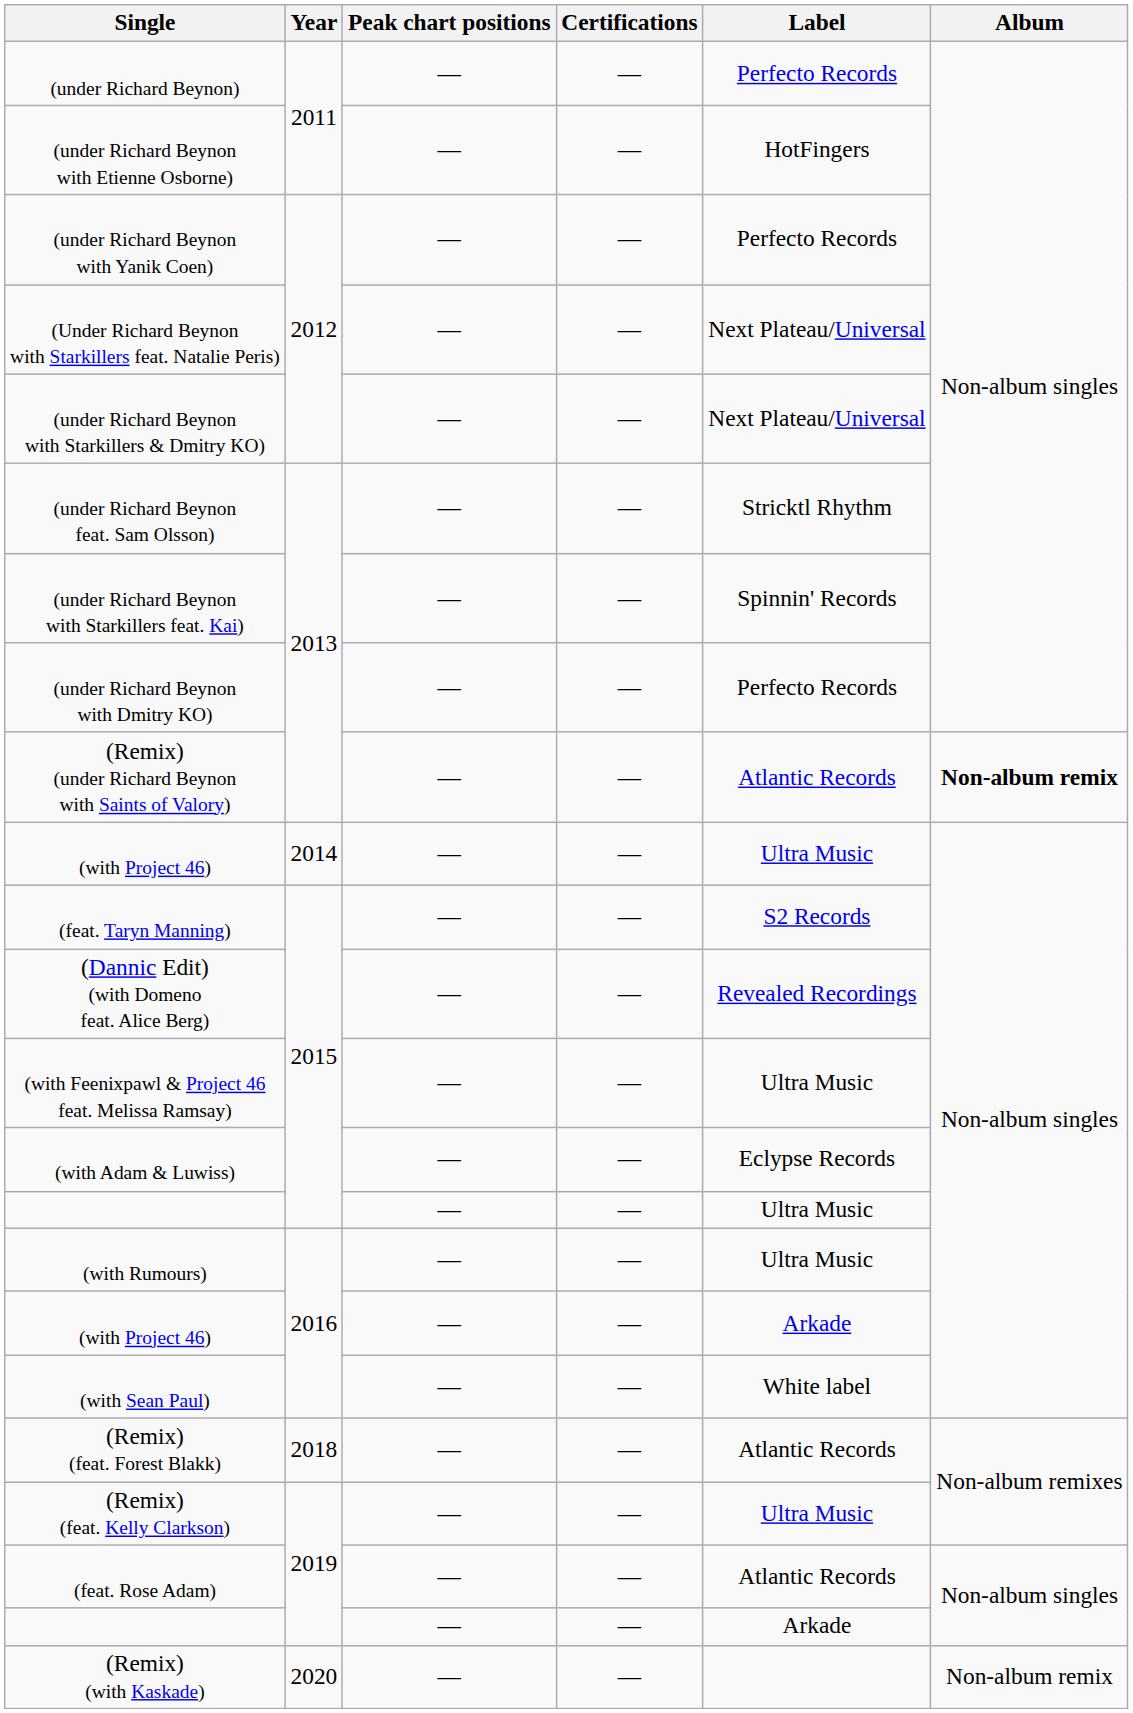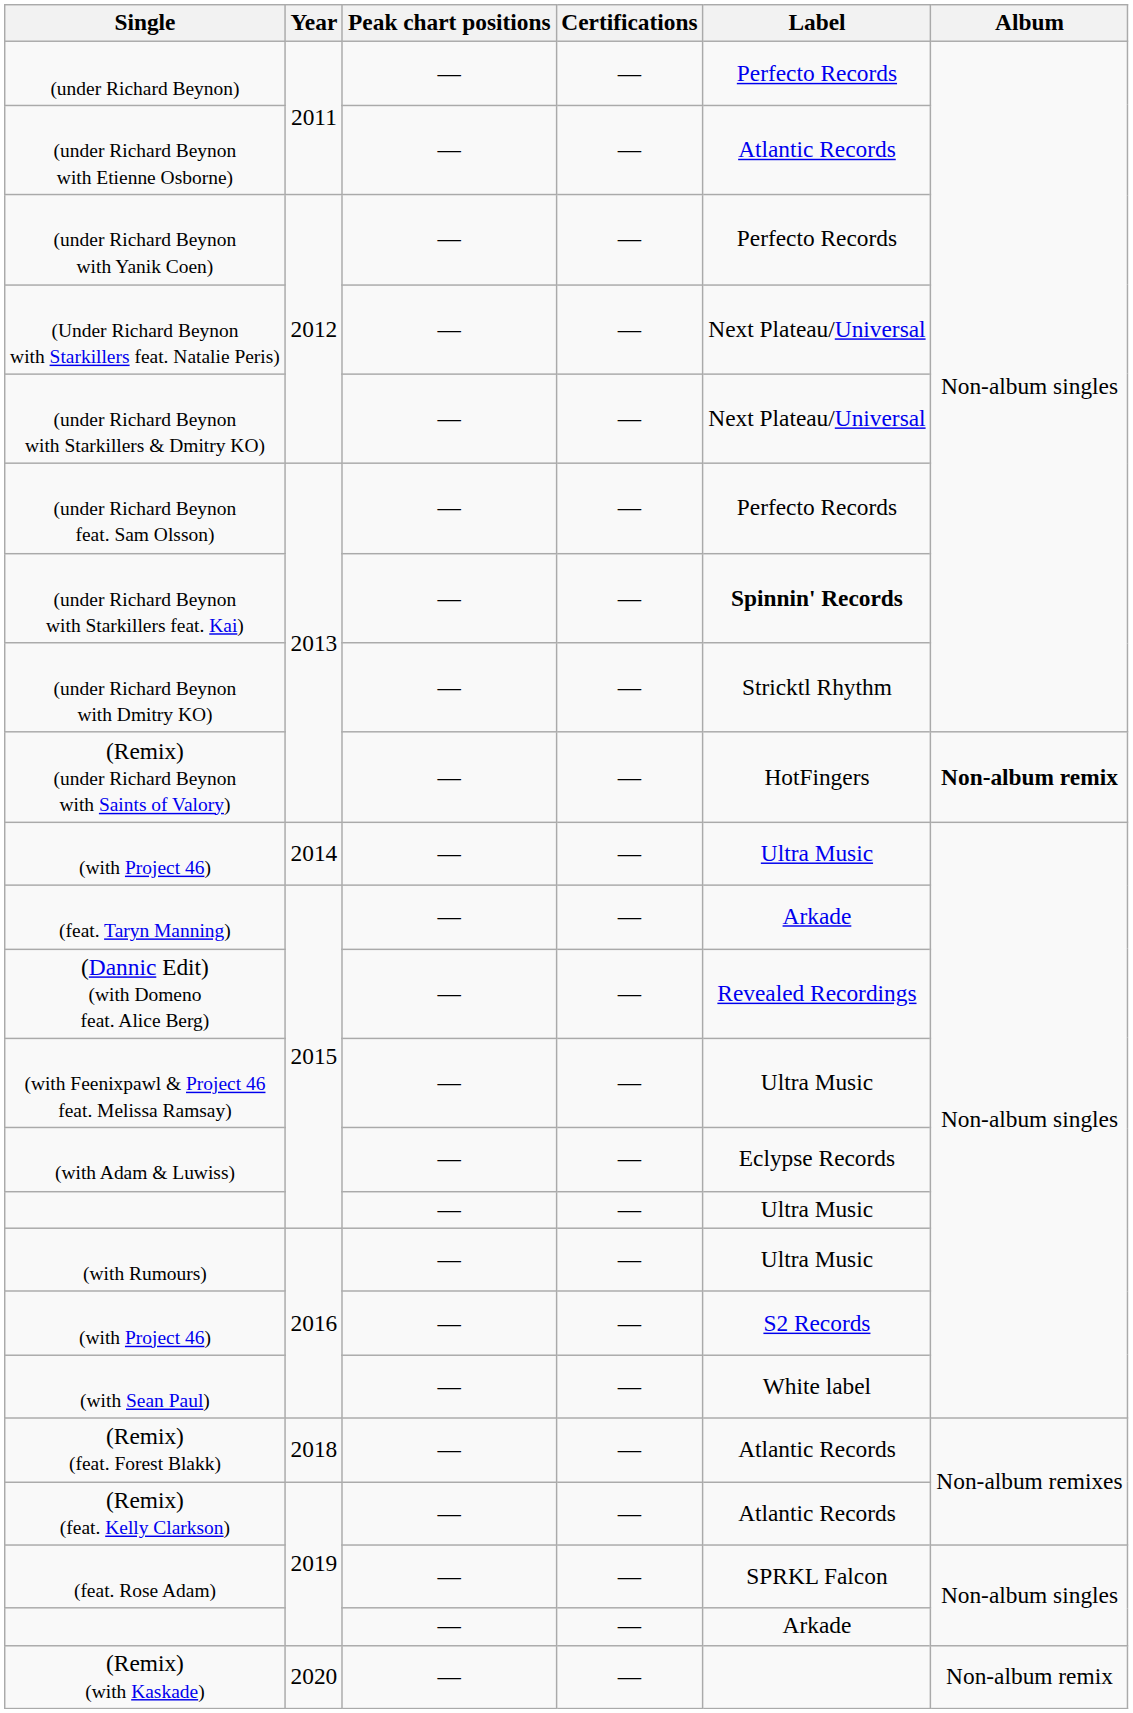(817, 149) HotFingers -> (817, 149) Atlantic Records
(817, 508) Stricktl Rhythm -> (817, 508) Perfecto Records
(817, 597) normal -> (817, 597) bold
(817, 687) Perfecto Records -> (817, 687) Stricktl Rhythm
(817, 776) Atlantic Records -> (817, 776) HotFingers
(817, 916) S2 Records -> (817, 916) Arkade
(817, 1322) Arkade -> (817, 1322) S2 Records
(817, 1512) Ultra Music -> (817, 1512) Atlantic Records
(817, 1576) Atlantic Records -> (817, 1576) SPRKL Falcon
